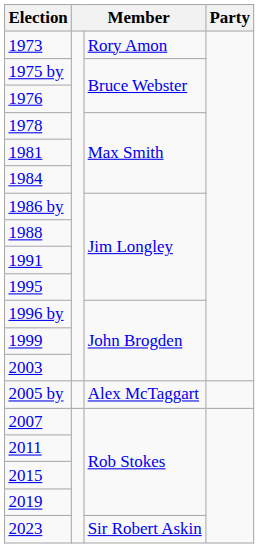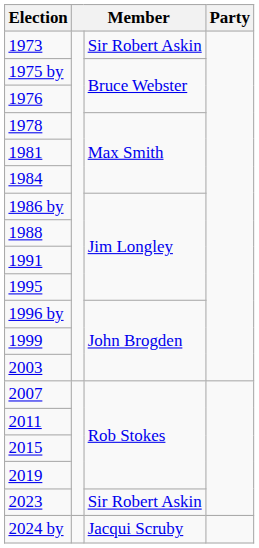(127, 44) Rory Amon -> (145, 44) Sir Robert Askin
- row: (36, 394)
+ row: (36, 529)
